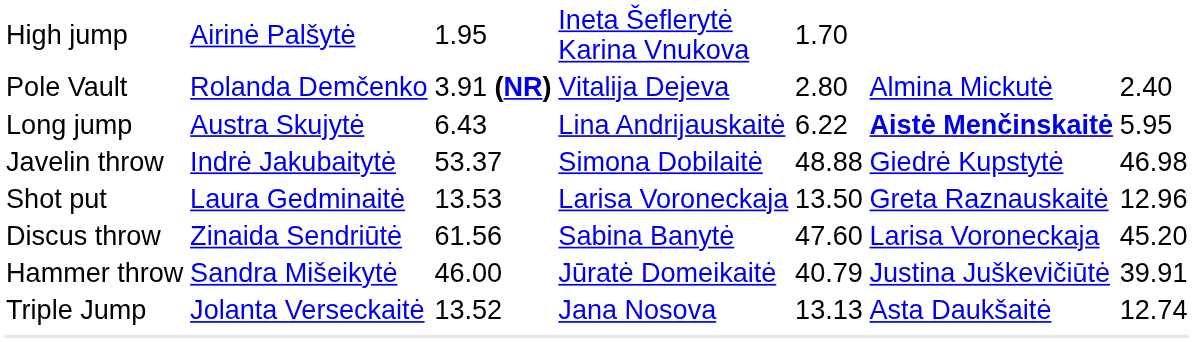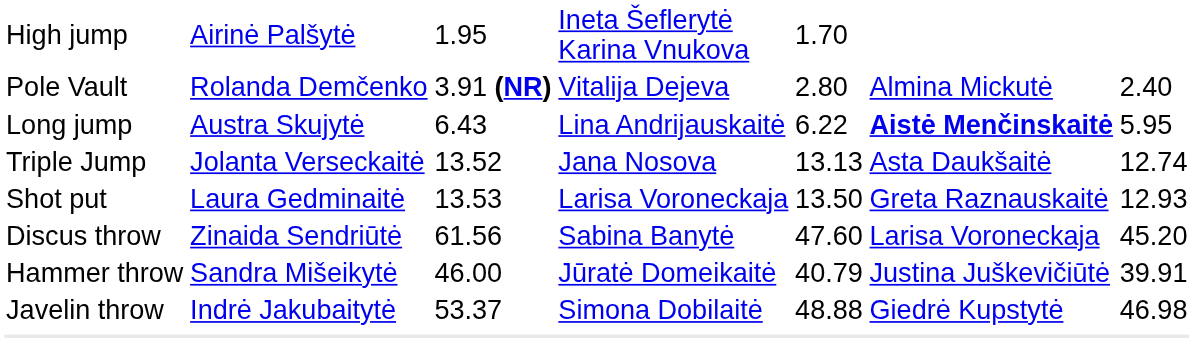rows swapped: (76, 310) <-> (85, 161)
(1154, 199) 12.96 -> (1154, 199) 12.93
